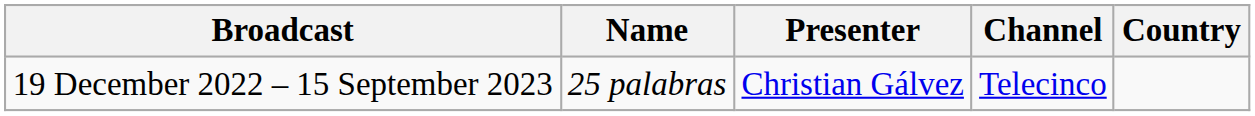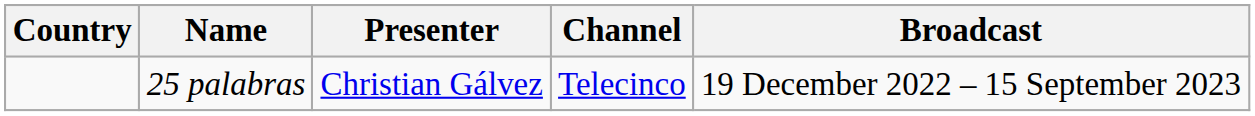columns swapped: (1181, 30) <-> (283, 30)
